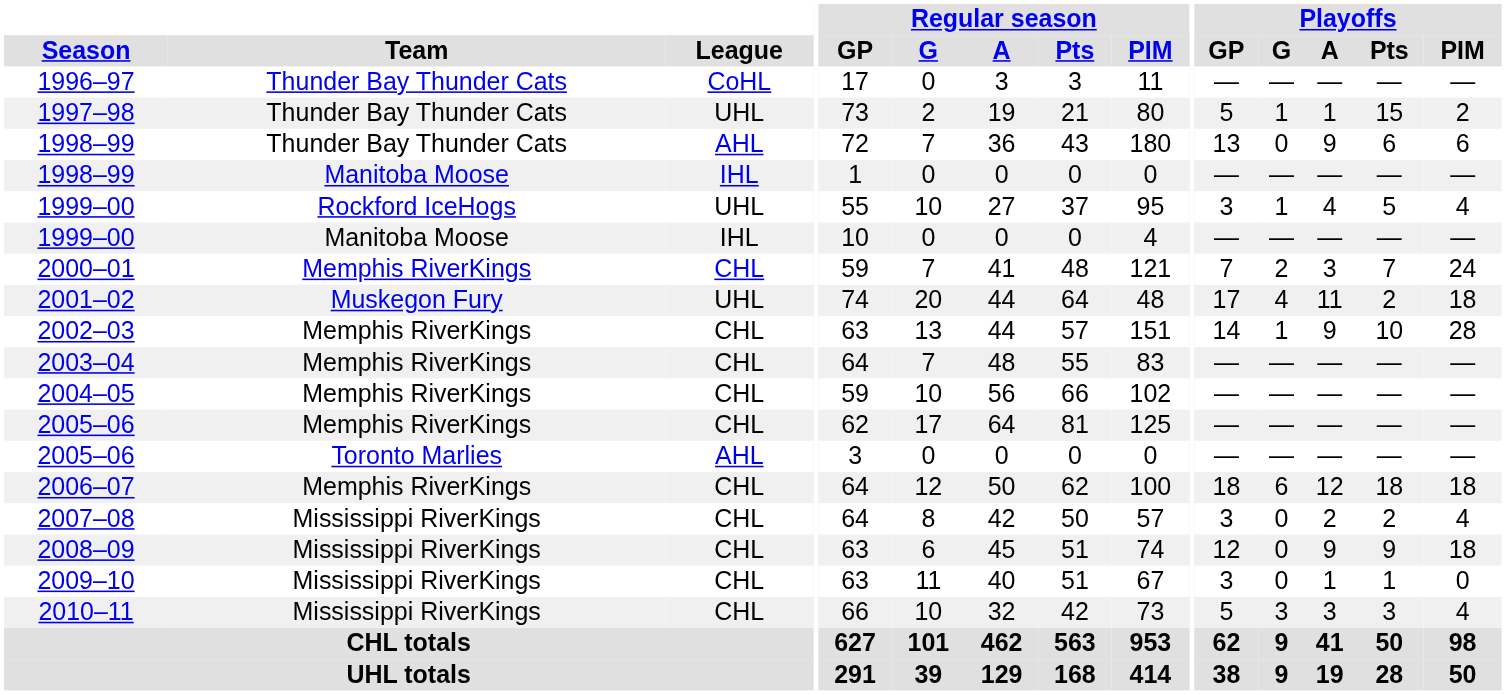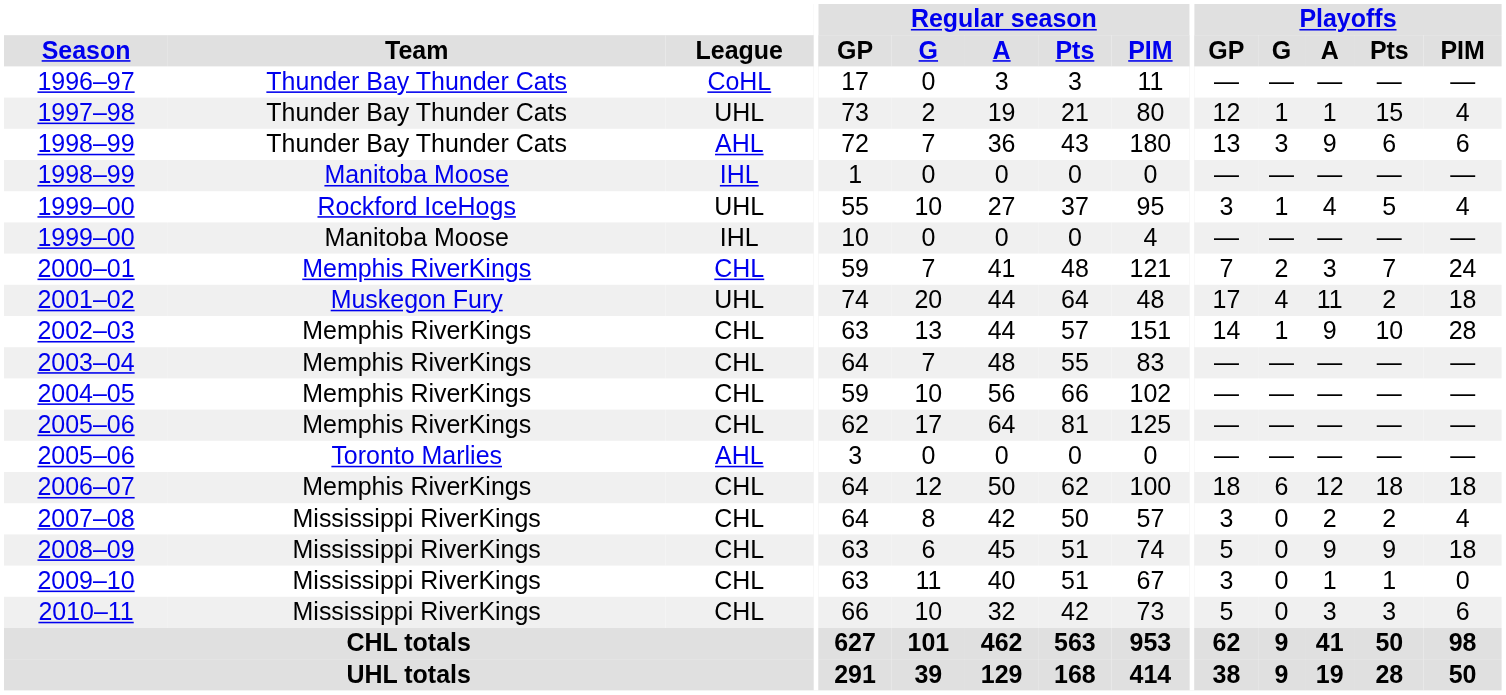(1226, 112) 5 -> (1226, 112) 12
(1463, 112) 2 -> (1463, 112) 4
(1281, 144) 0 -> (1281, 144) 3
(1226, 549) 12 -> (1226, 549) 5
(1281, 612) 3 -> (1281, 612) 0
(1463, 612) 4 -> (1463, 612) 6
